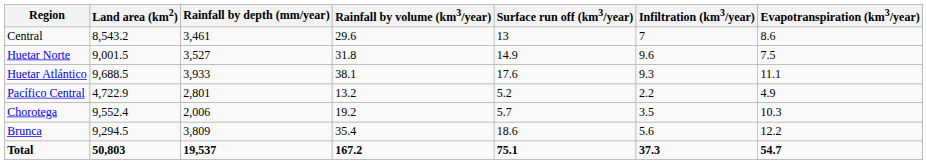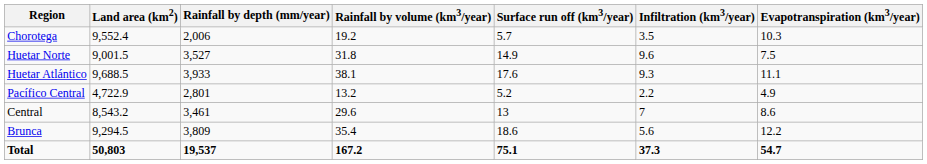rows swapped: (32, 112) <-> (25, 36)
